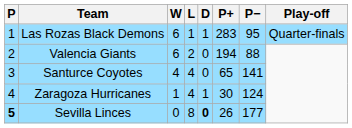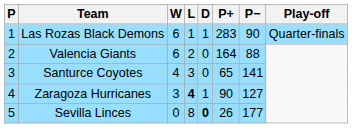(253, 34) 95 -> (253, 34) 90
(226, 53) 194 -> (226, 53) 164
(191, 73) 4 -> (191, 73) 3
(176, 93) 1 -> (176, 93) 3
(191, 93) normal -> (191, 93) bold
(226, 93) 30 -> (226, 93) 90
(253, 93) 124 -> (253, 93) 127
(11, 113) bold -> (11, 113) normal
